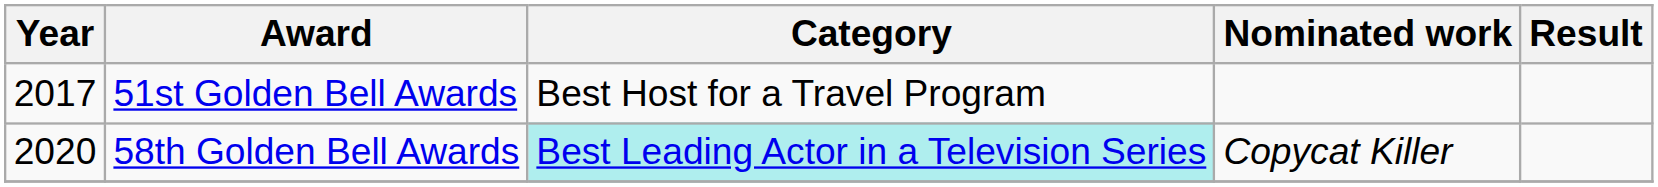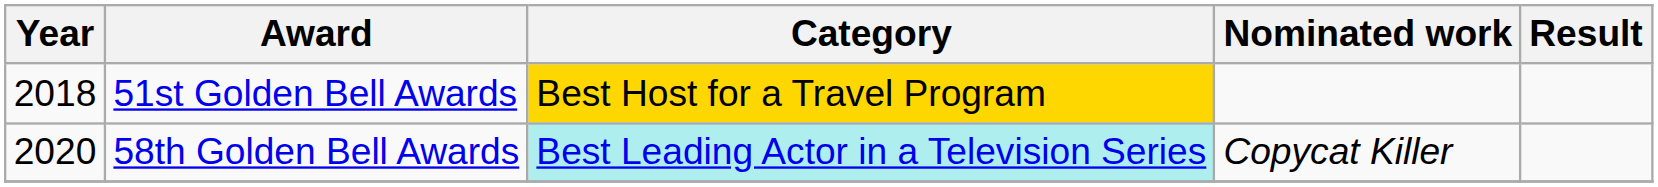(55, 92) 2017 -> (55, 92) 2018
(791, 92) no background -> (791, 92) gold background
